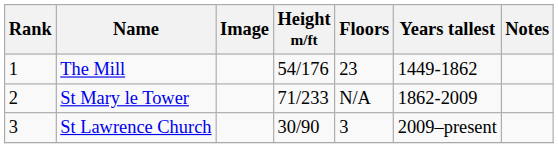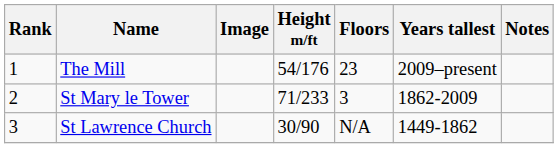(438, 68) 1449-1862 -> (447, 68) 2009–present
(355, 98) N/A -> (344, 98) 3
(344, 127) 3 -> (355, 127) N/A
(447, 127) 2009–present -> (438, 127) 1449-1862
